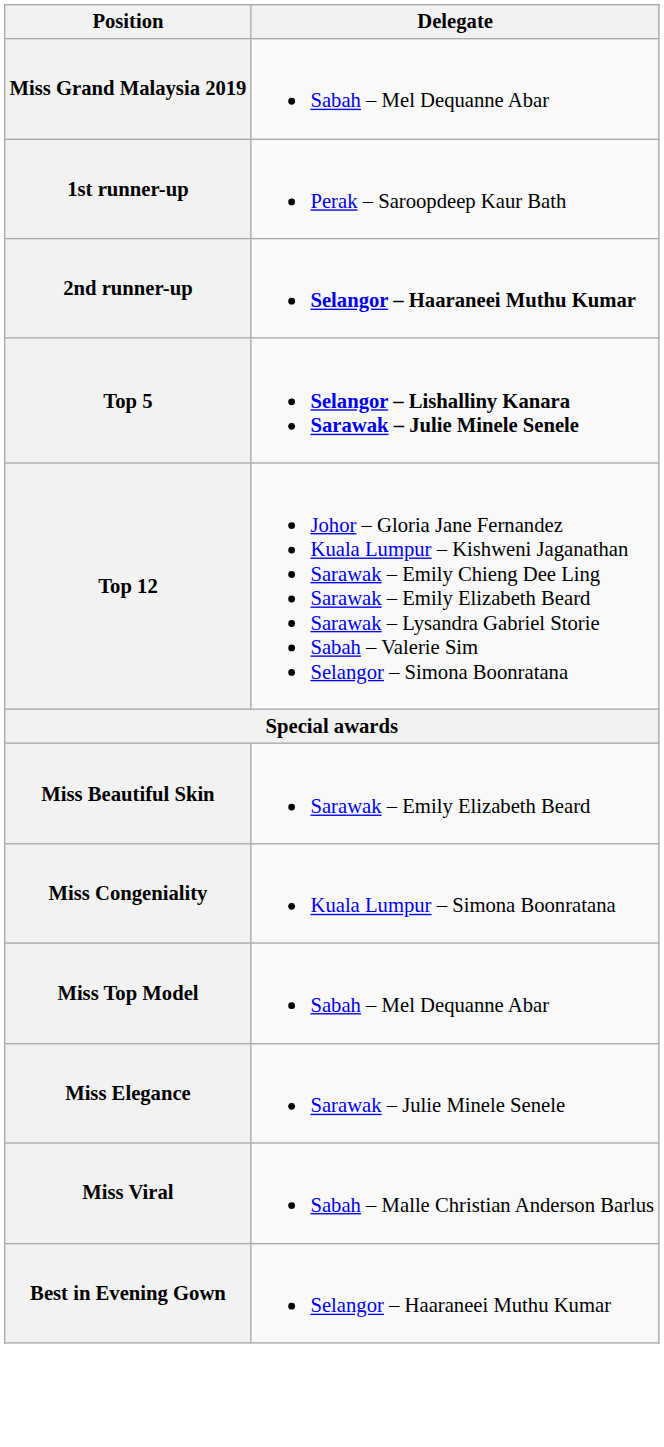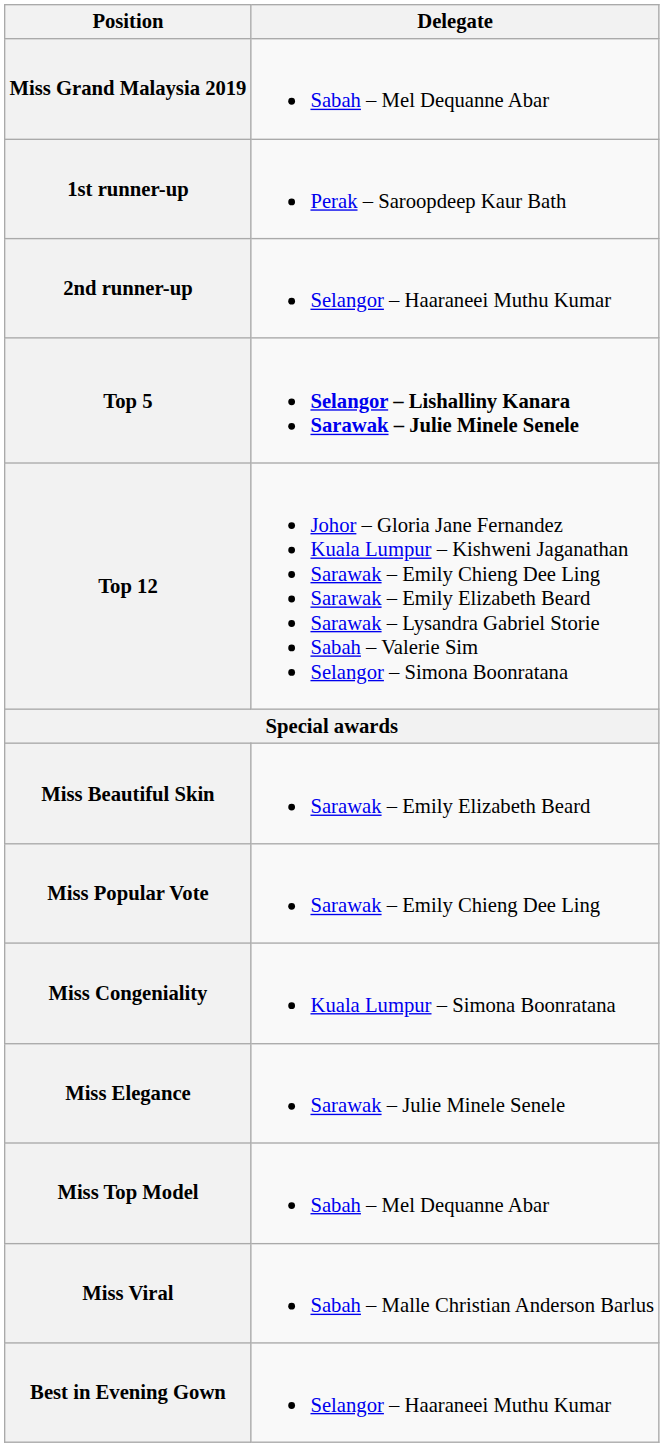(455, 301) bold -> (455, 301) normal
+ row: (128, 893)
rows swapped: (128, 993) <-> (128, 1093)
